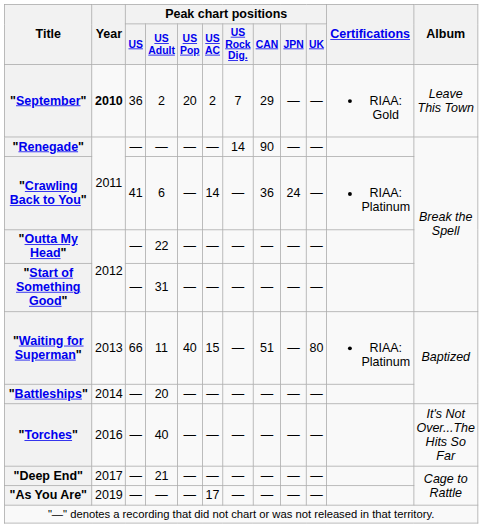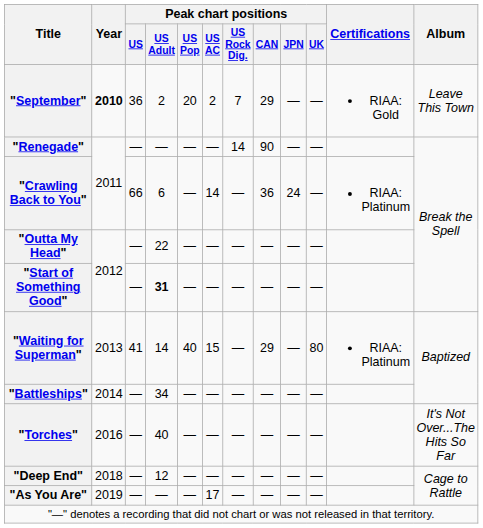(136, 193) 41 -> (136, 193) 66
(162, 287) normal -> (162, 287) bold
(136, 347) 66 -> (136, 347) 41
(162, 347) 11 -> (162, 347) 14
(267, 347) 51 -> (267, 347) 29
(162, 394) 20 -> (162, 394) 34
(109, 475) 2017 -> (109, 475) 2018
(162, 475) 21 -> (162, 475) 12
